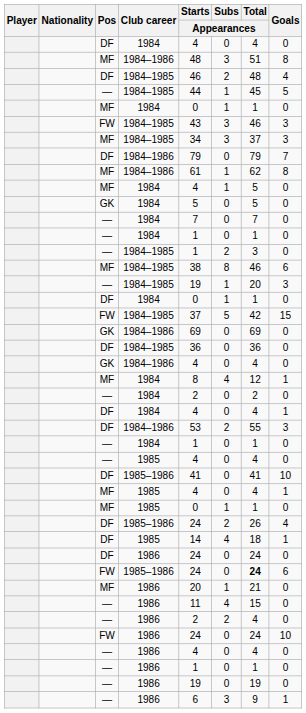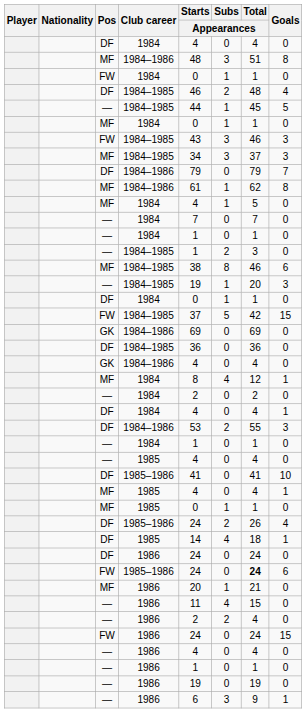+ row: (107, 76)
- row: (107, 204)
(285, 635) 10 -> (285, 635) 15
